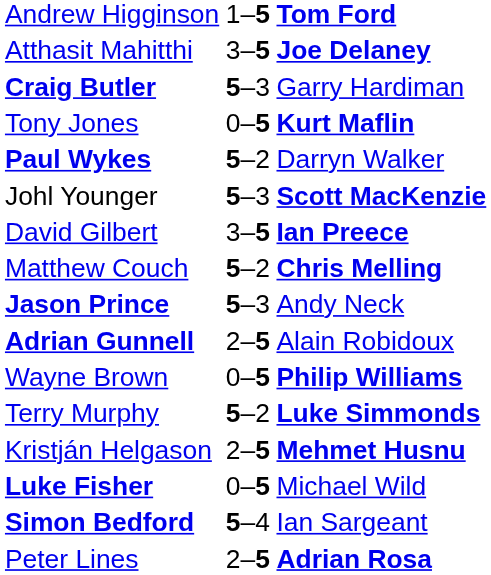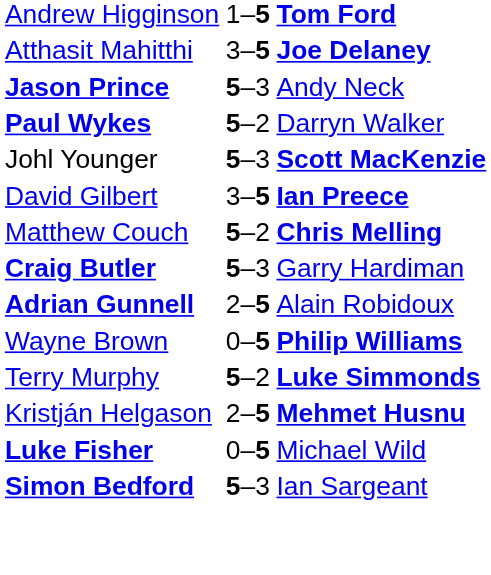rows swapped: (81, 87) <-> (87, 304)
- row: (72, 123)
(248, 522) 5–4 -> (248, 486) 5–3
- row: (72, 558)
